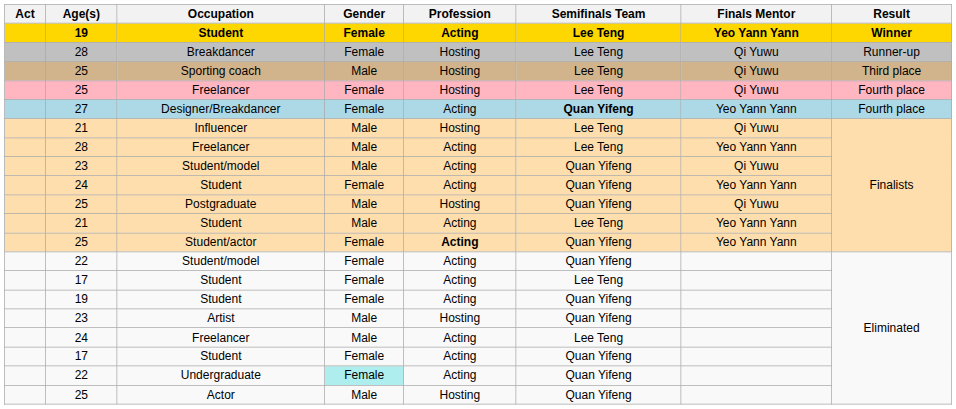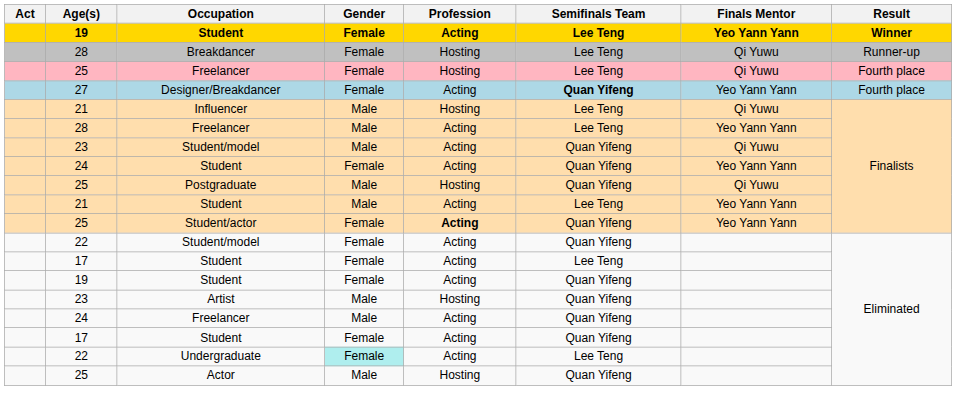- row: (81, 71)
(599, 337) Lee Teng -> (599, 318) Quan Yifeng
(599, 375) Quan Yifeng -> (599, 356) Lee Teng
